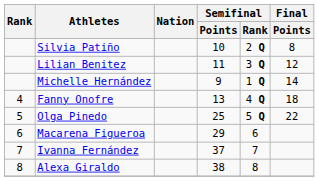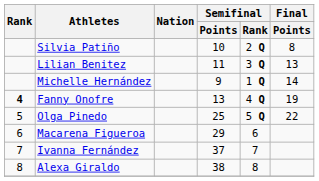(292, 64) 12 -> (292, 64) 13
(20, 99) normal -> (20, 99) bold
(292, 99) 18 -> (292, 99) 19
